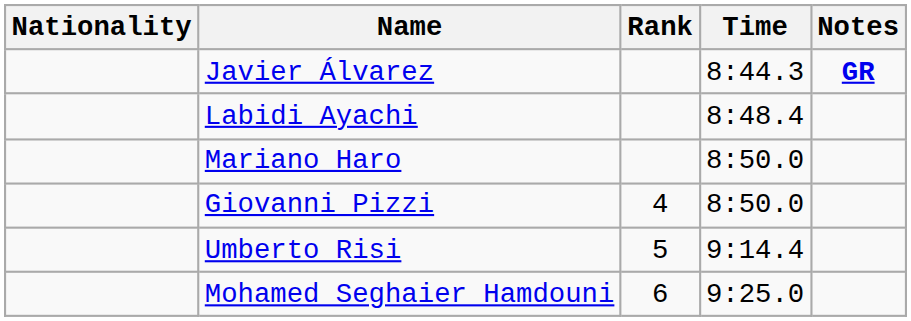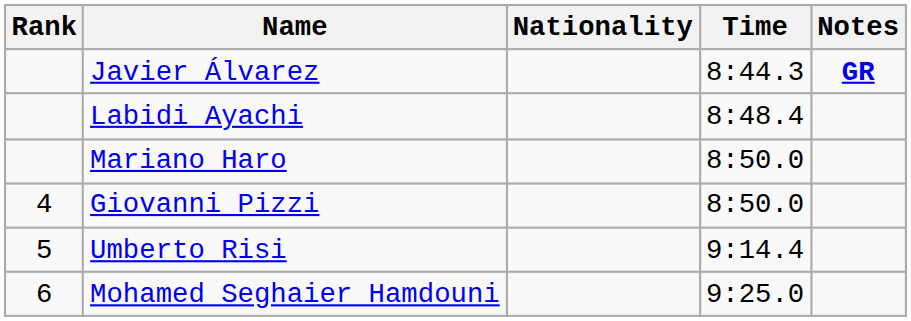columns swapped: (660, 27) <-> (102, 27)
